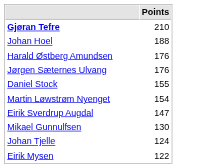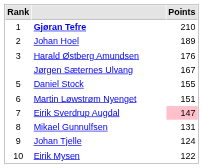+ column: (18, 12)
(162, 41) 188 -> (188, 41) 189
(162, 70) 176 -> (188, 70) 167
(162, 99) 154 -> (188, 99) 151
(162, 113) no background -> (188, 113) pink background
(162, 127) 130 -> (188, 127) 131
